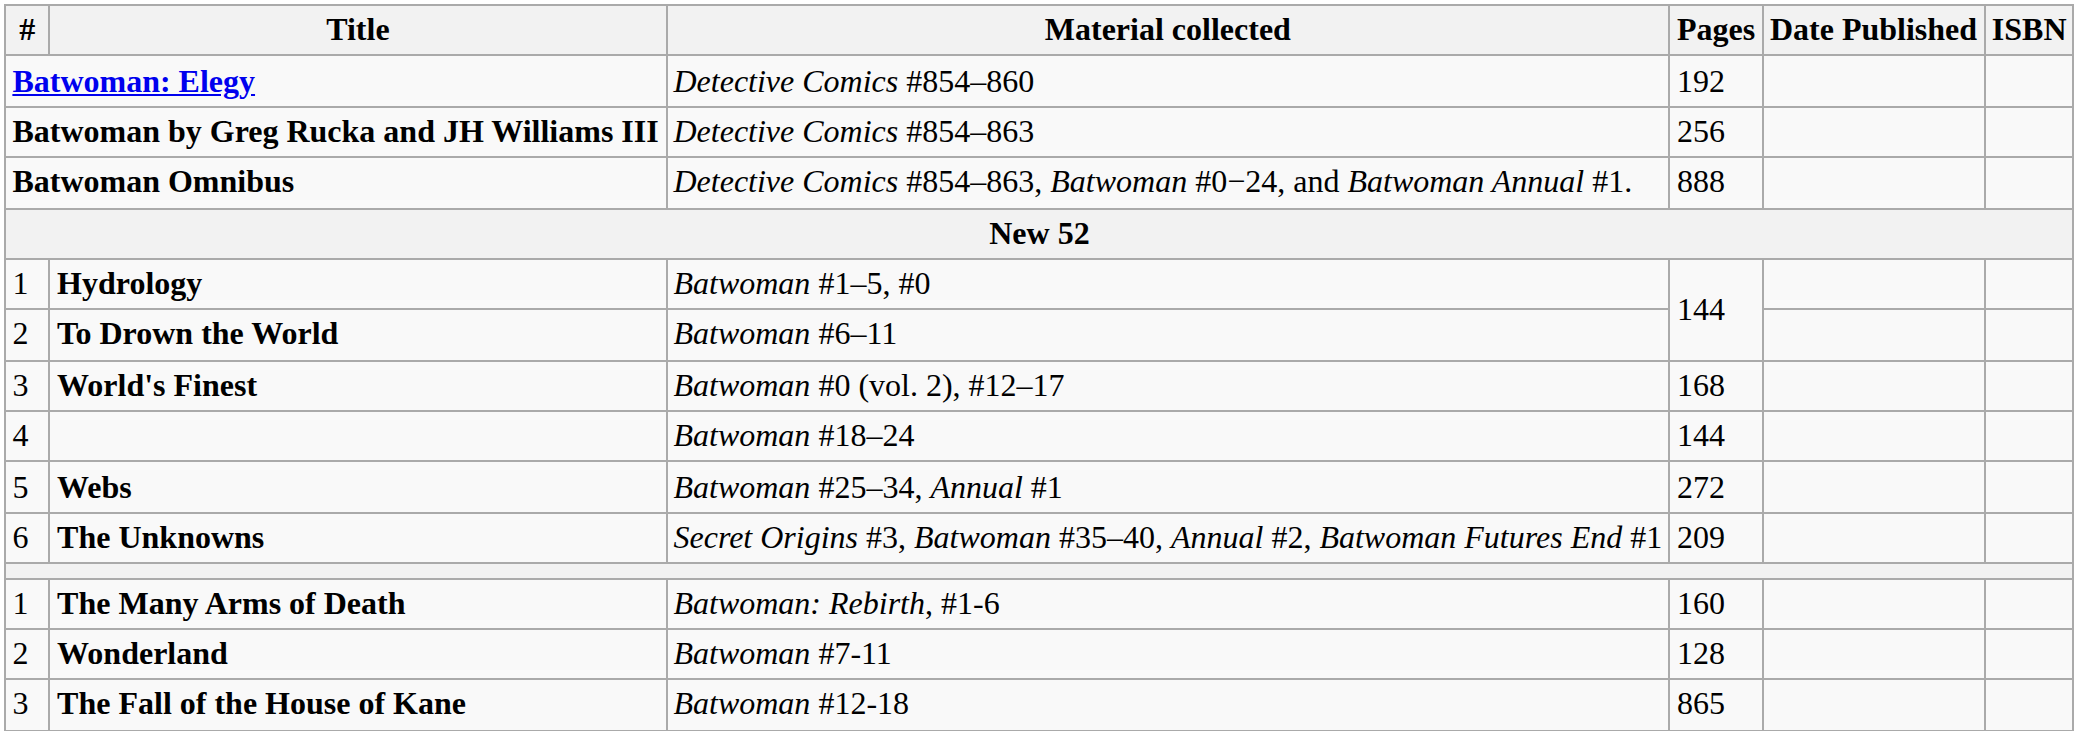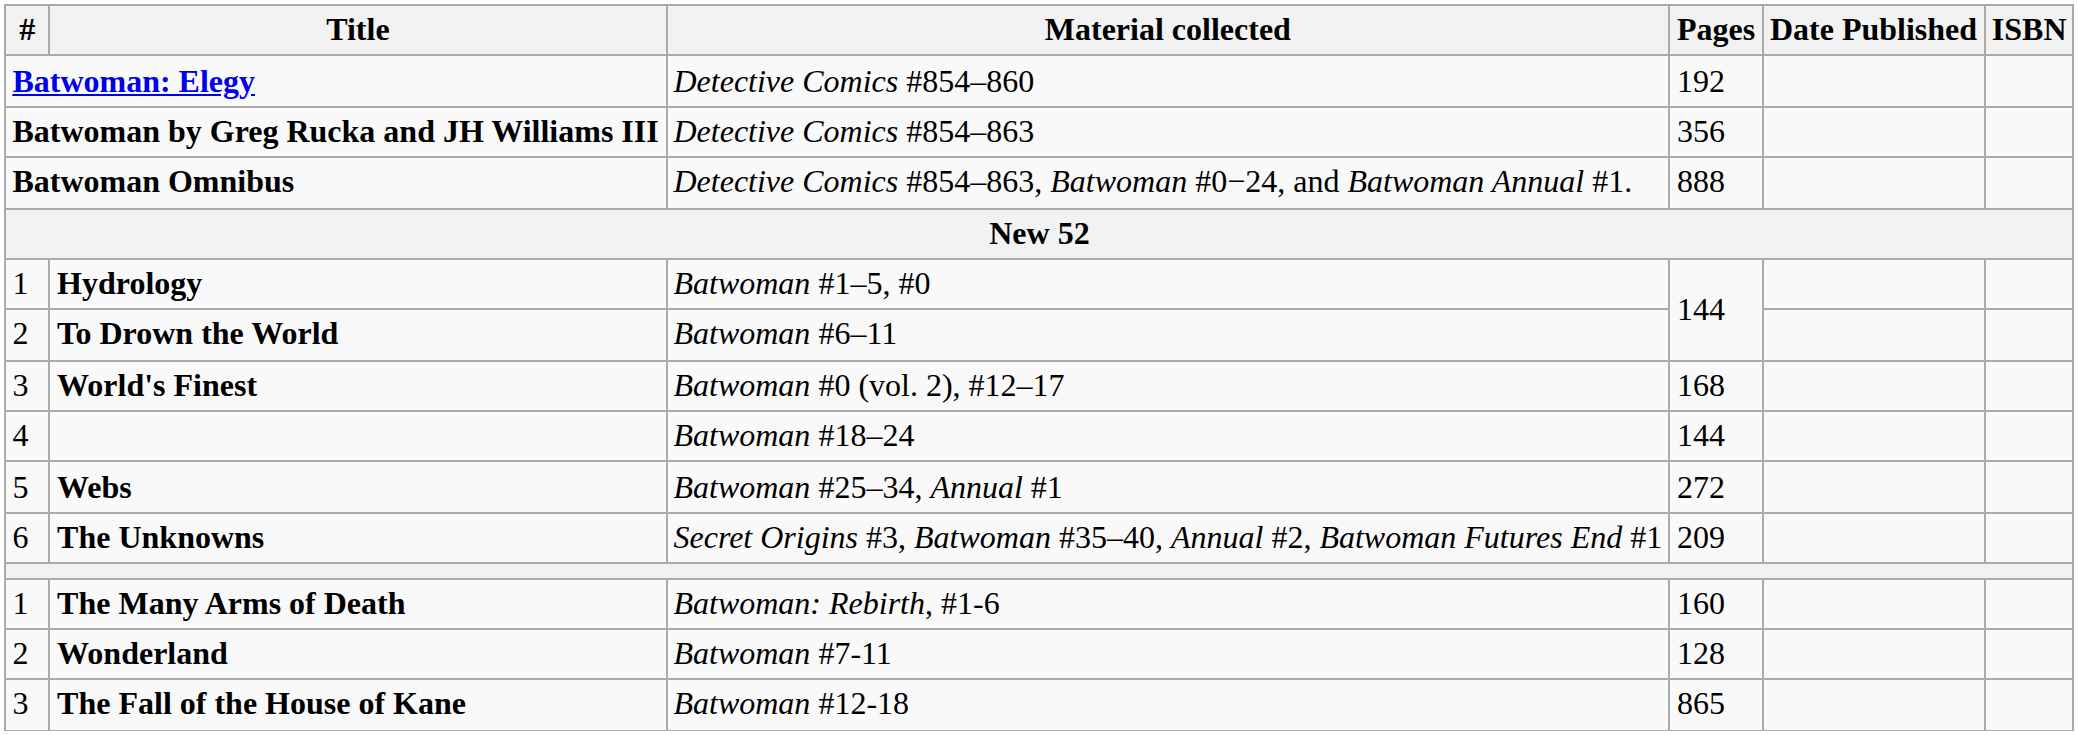(1701, 131) 256 -> (1701, 131) 356
